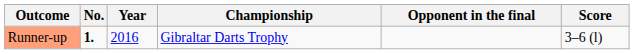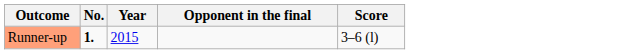- column: (269, 15)
(124, 37) 2016 -> (124, 37) 2015
